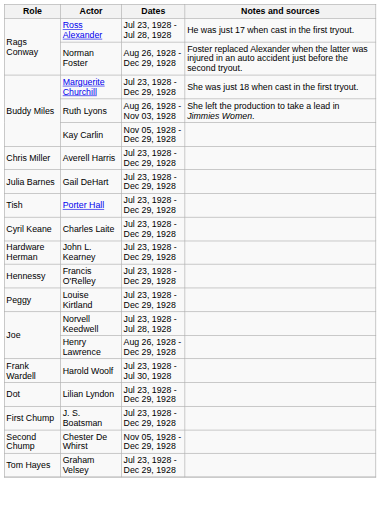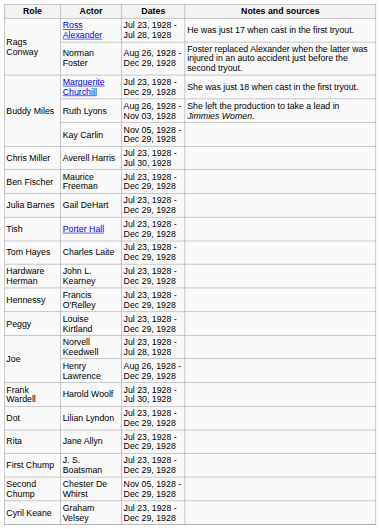(150, 158) Jul 23, 1928 - Dec 29, 1928 -> (150, 158) Jul 23, 1928 - Jul 30, 1928
+ row: (80, 182)
(29, 229) Cyril Keane -> (28, 253) Tom Hayes
+ row: (83, 442)
(28, 466) Tom Hayes -> (29, 513) Cyril Keane
